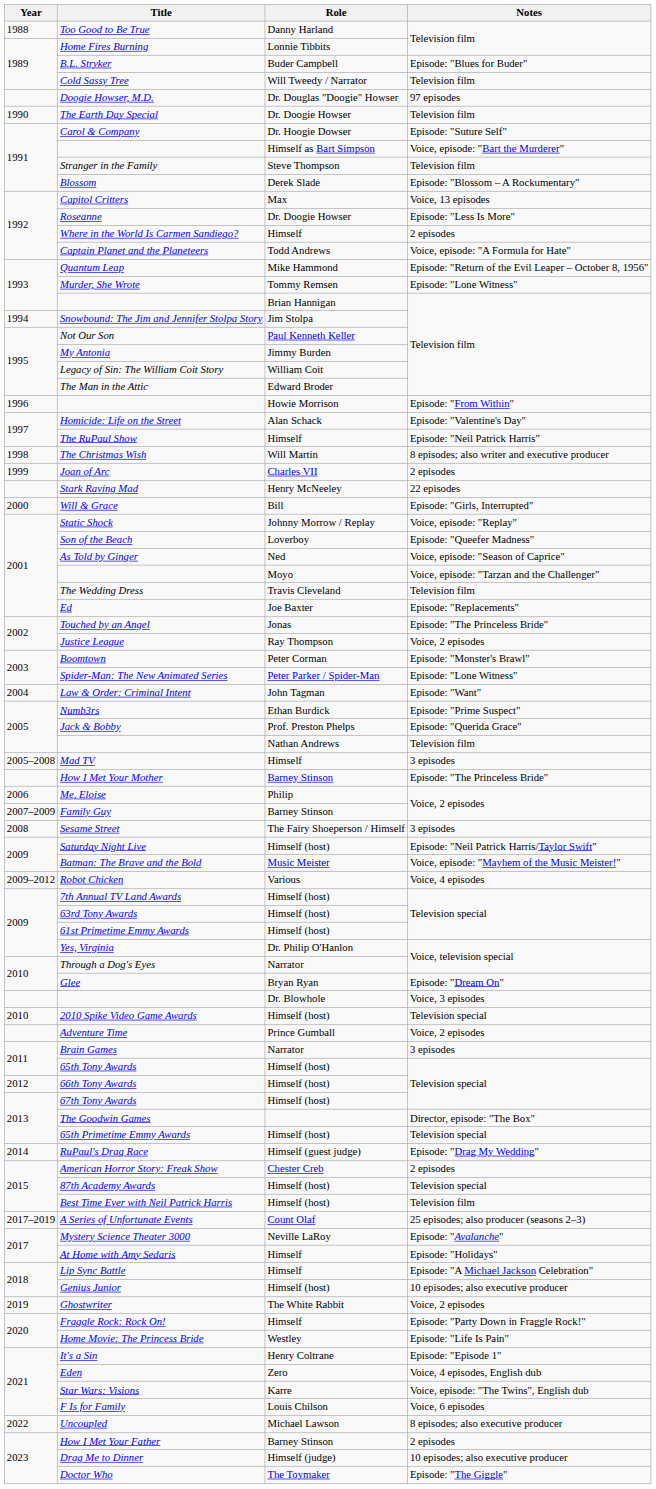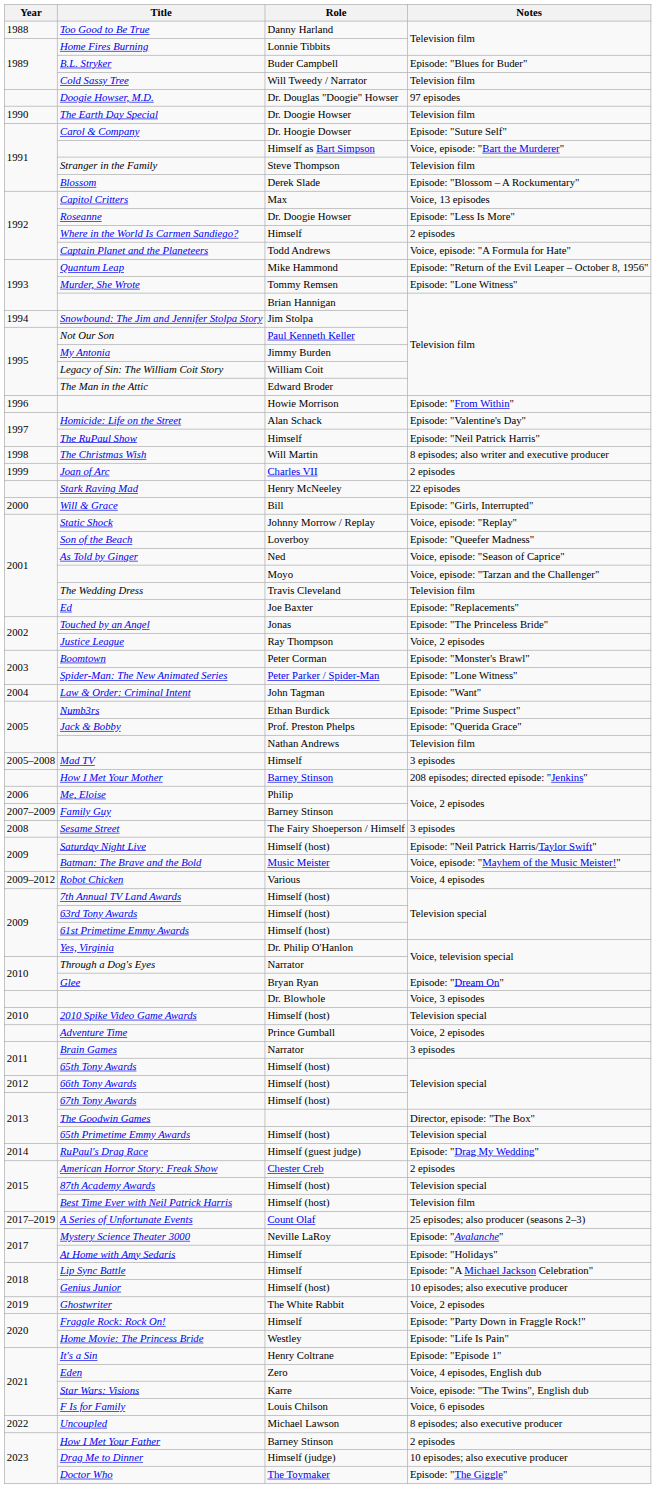(479, 778) Episode: "The Princeless Bride" -> (499, 778) 208 episodes; directed episode: "Jenkins"
